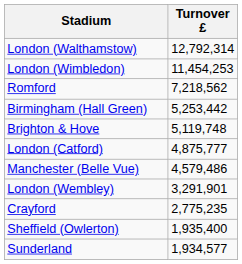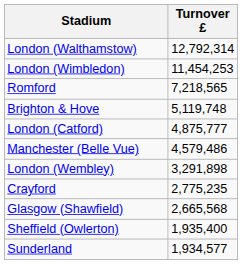(199, 88) 7,218,562 -> (199, 88) 7,218,565
- row: (77, 108)
(199, 189) 3,291,901 -> (199, 169) 3,291,898
+ row: (65, 209)
